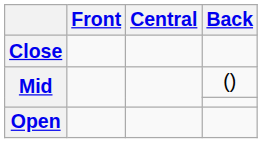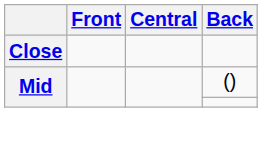- row: (36, 121)
